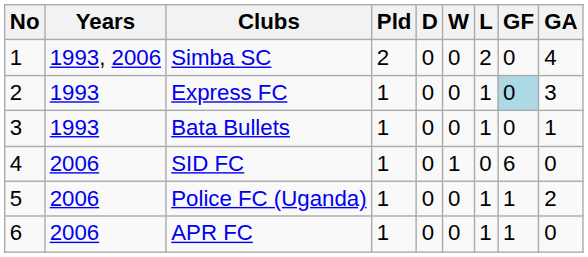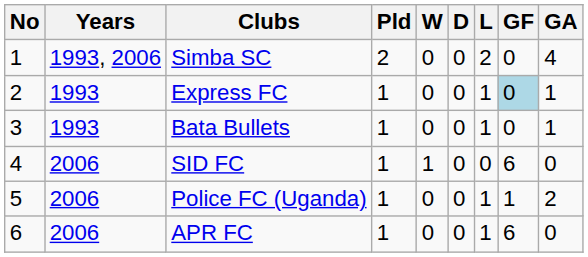columns swapped: (458, 22) <-> (430, 22)
(550, 92) 3 -> (550, 92) 1
(509, 233) 1 -> (509, 233) 6
